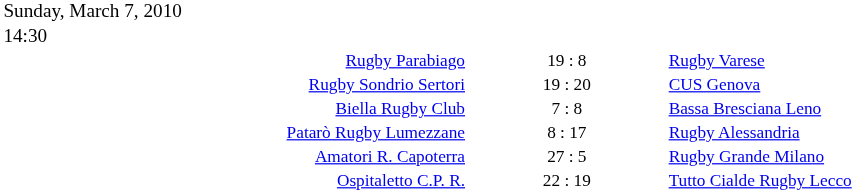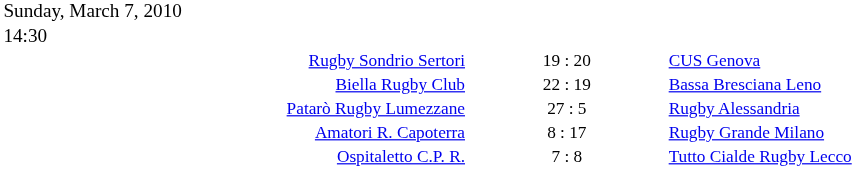- row: (405, 60)
(567, 108) 7 : 8 -> (567, 84) 22 : 19
(567, 132) 8 : 17 -> (567, 108) 27 : 5
(567, 156) 27 : 5 -> (567, 132) 8 : 17
(567, 180) 22 : 19 -> (567, 156) 7 : 8
